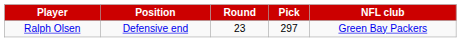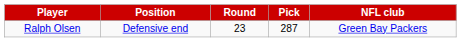(289, 28) 297 -> (289, 28) 287
